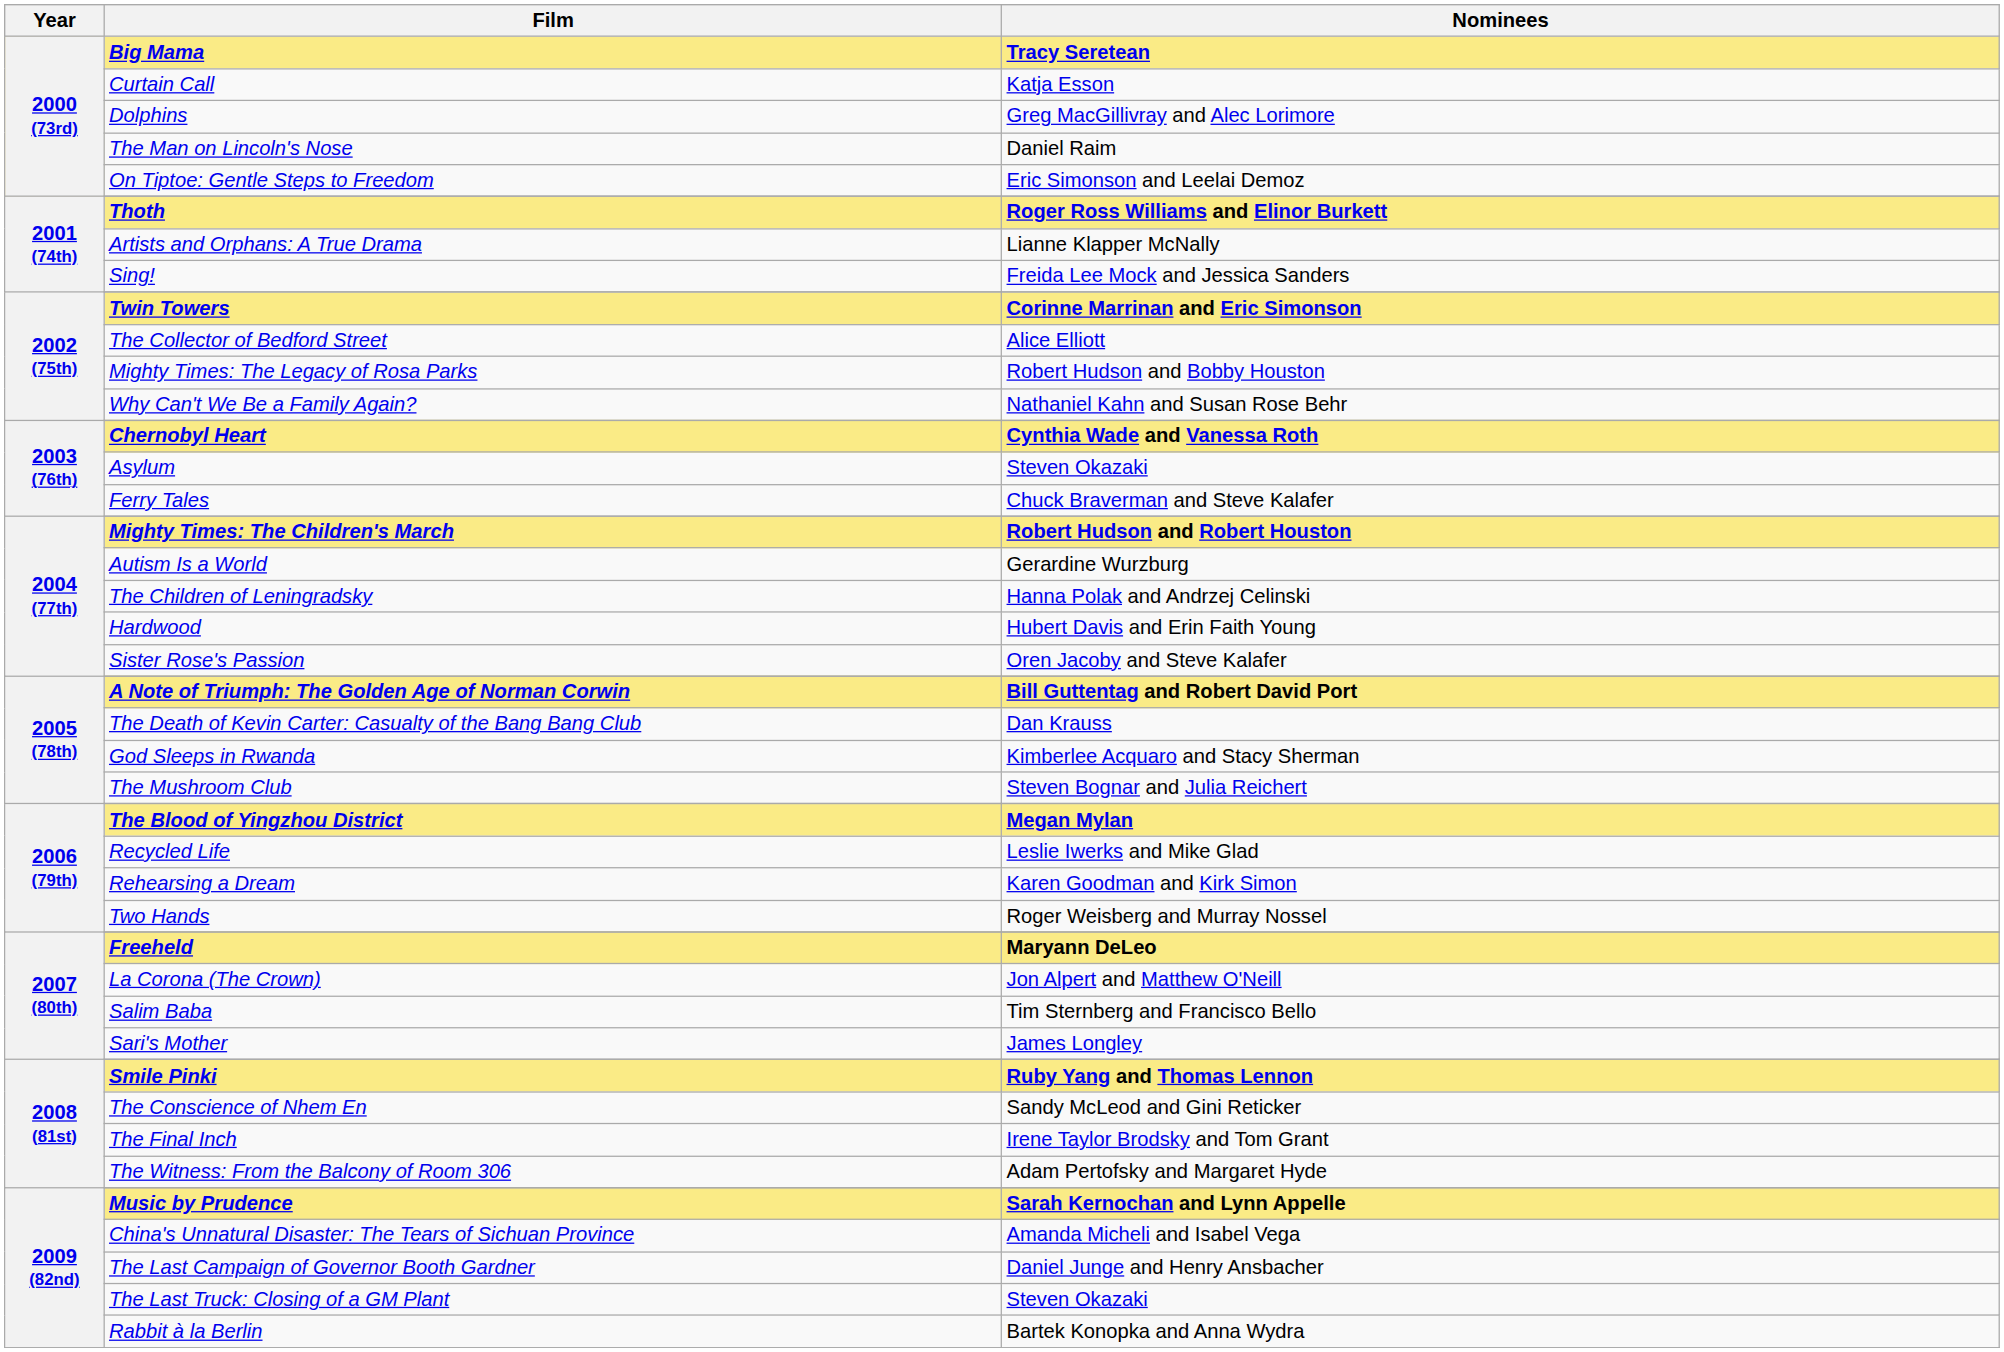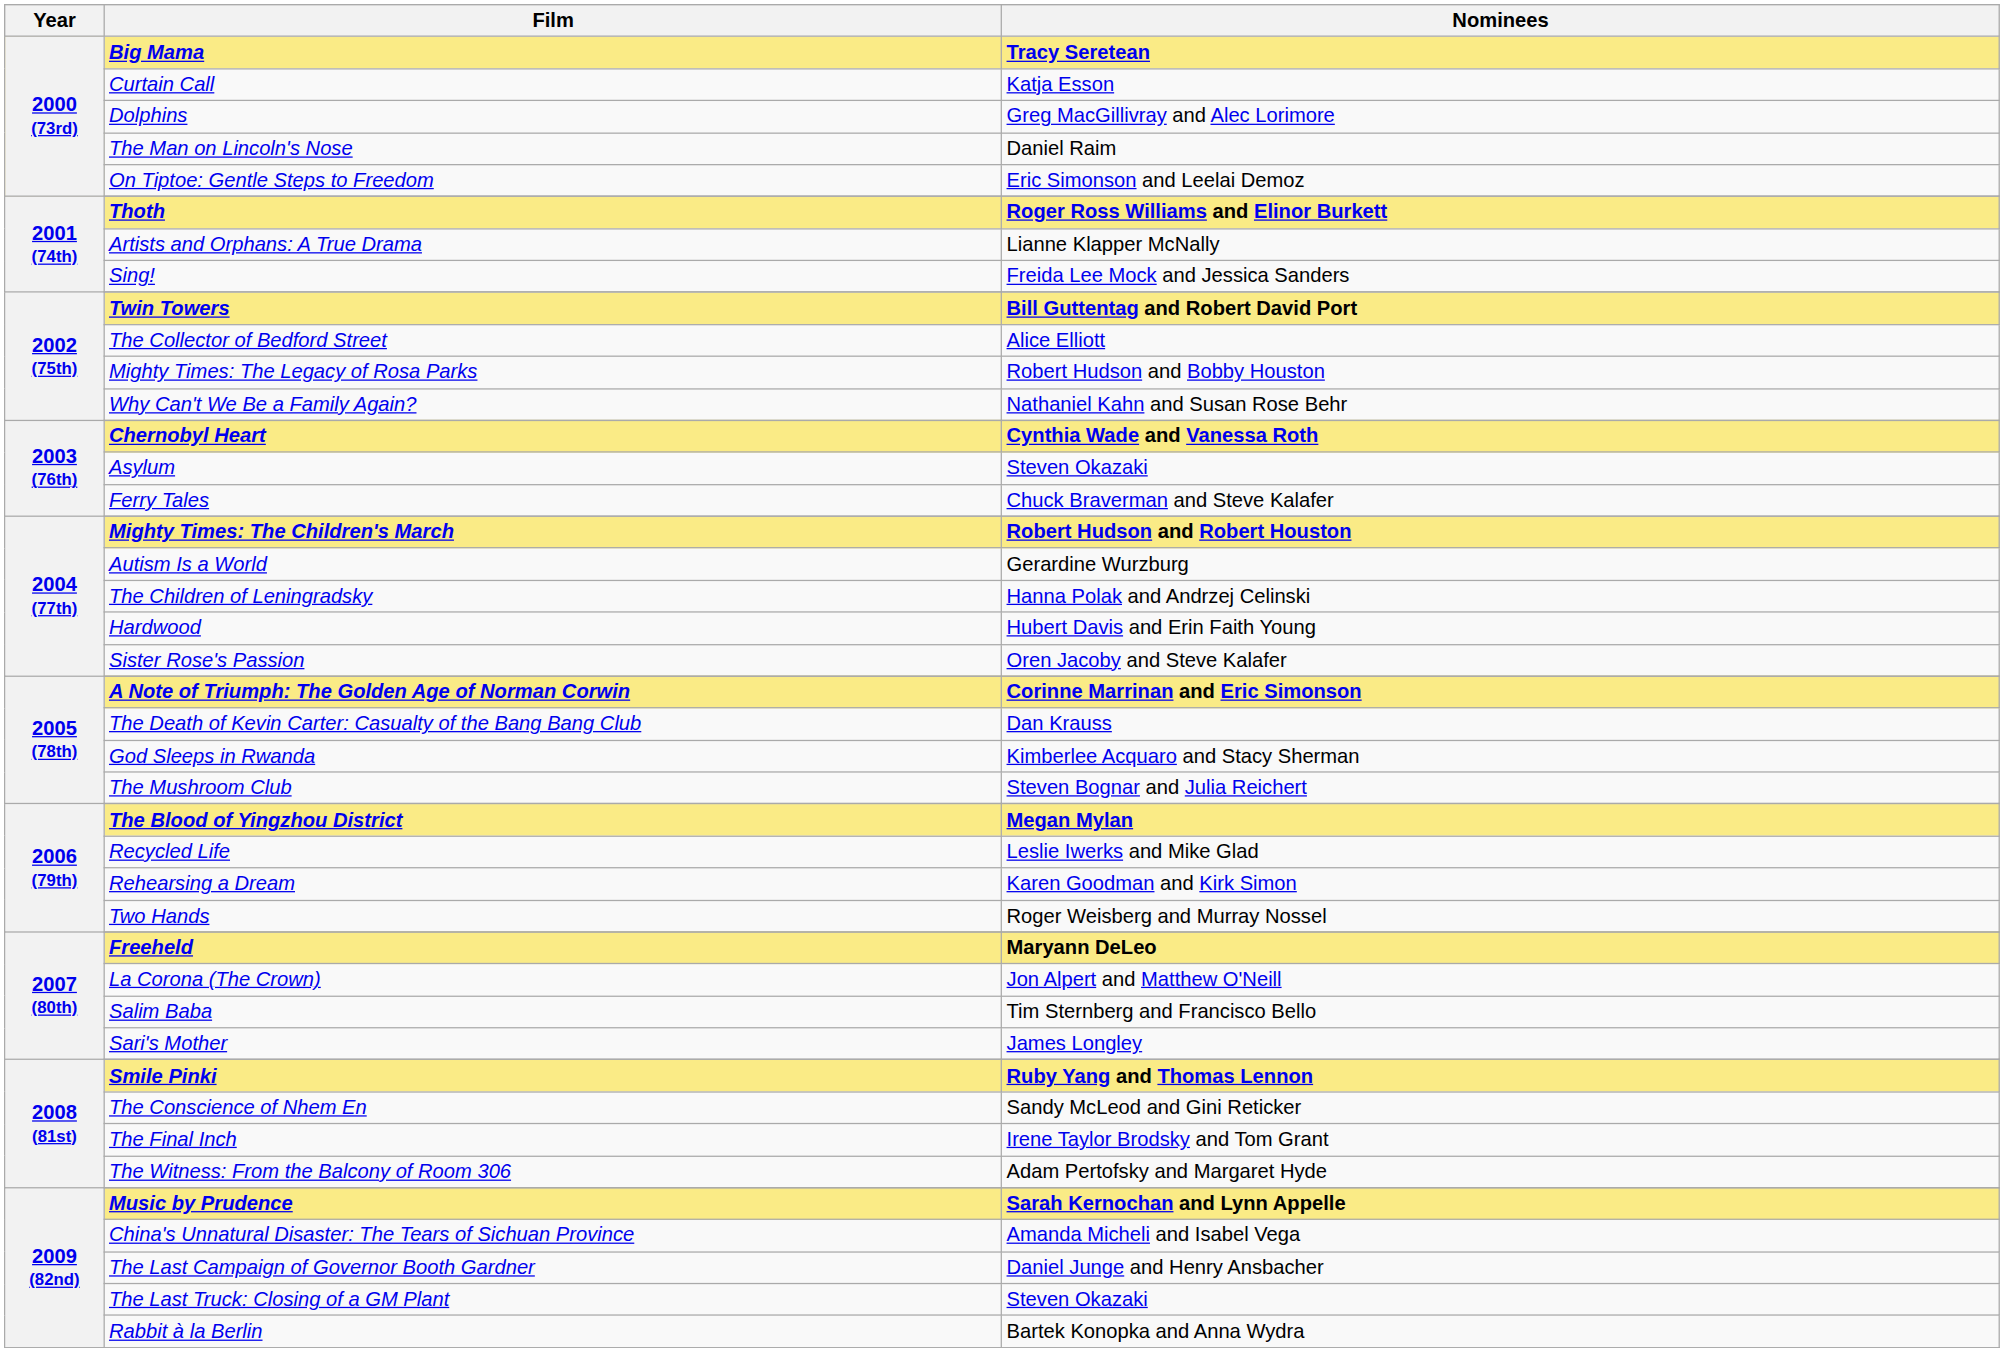(1184, 308) Corinne Marrinan and Eric Simonson -> (1182, 308) Bill Guttentag and Robert David Port
(1182, 691) Bill Guttentag and Robert David Port -> (1184, 691) Corinne Marrinan and Eric Simonson
